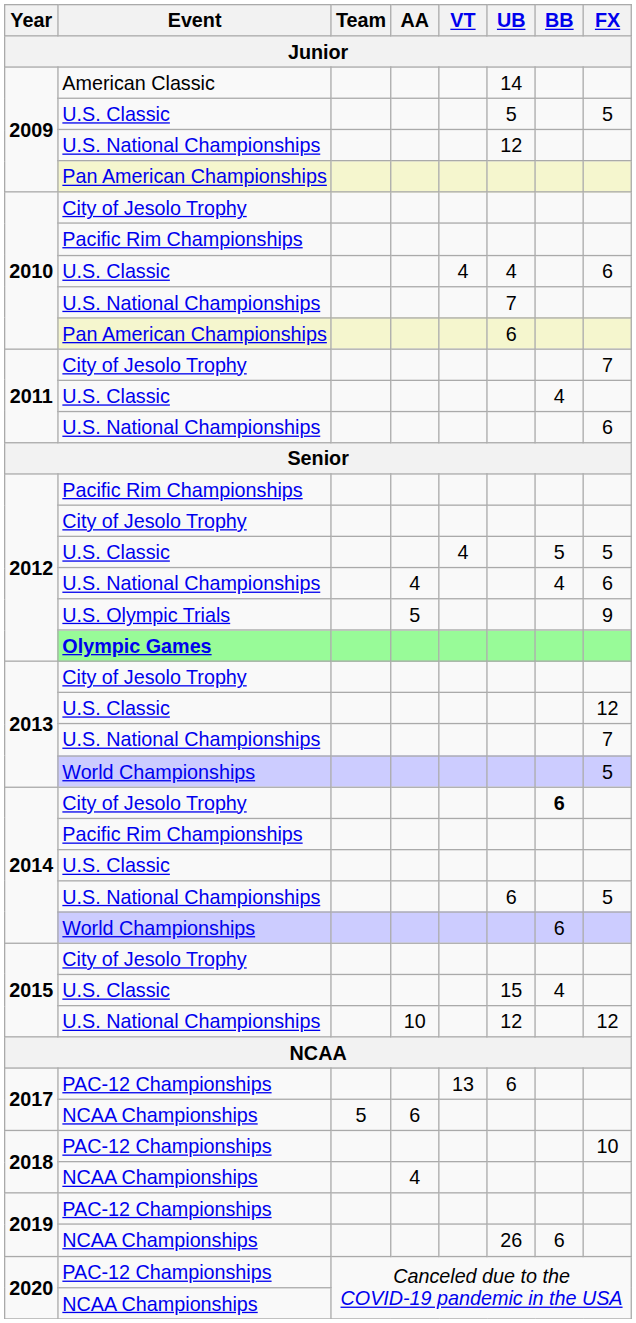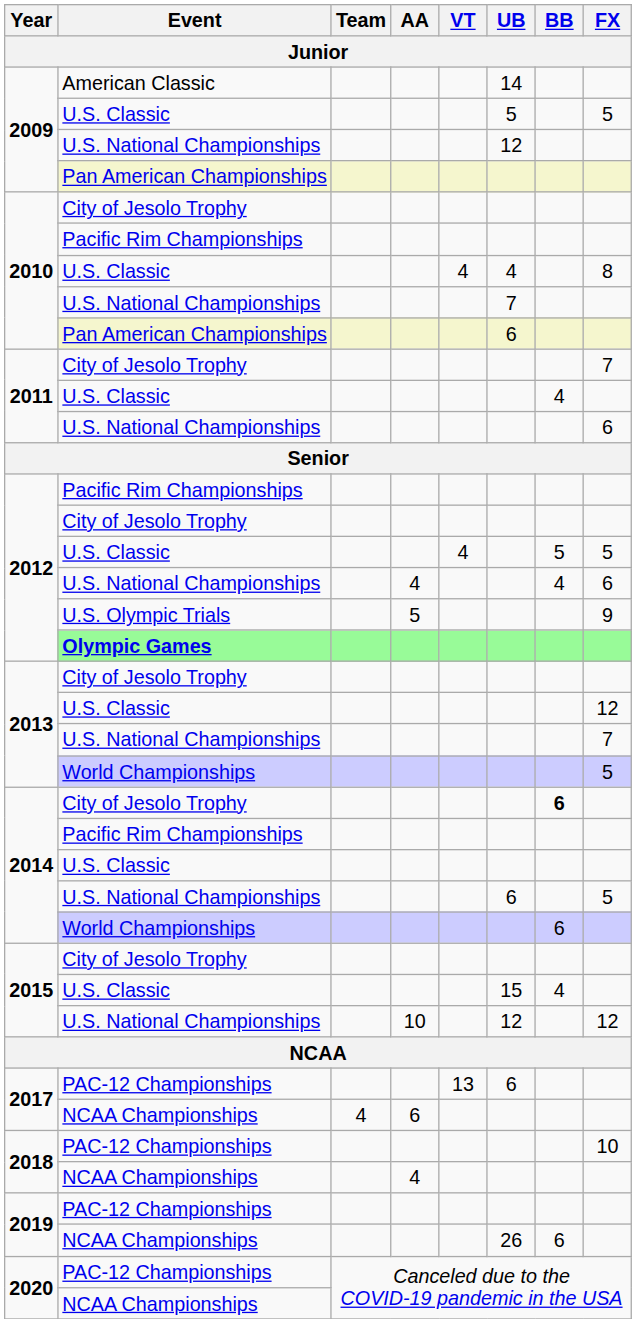(608, 271) 6 -> (608, 271) 8
(361, 1115) 5 -> (361, 1115) 4
